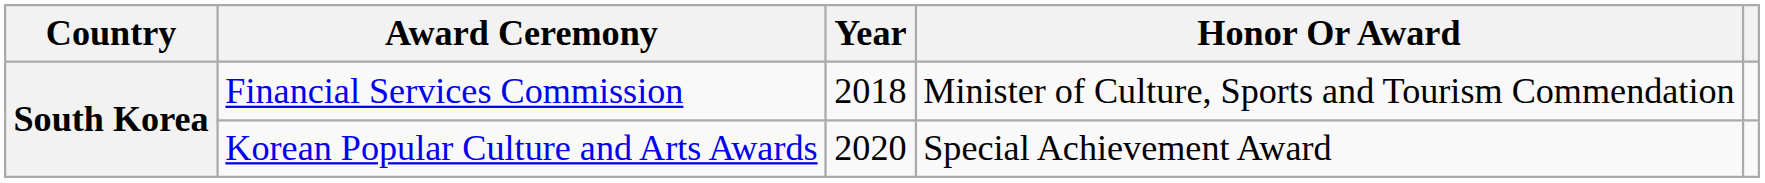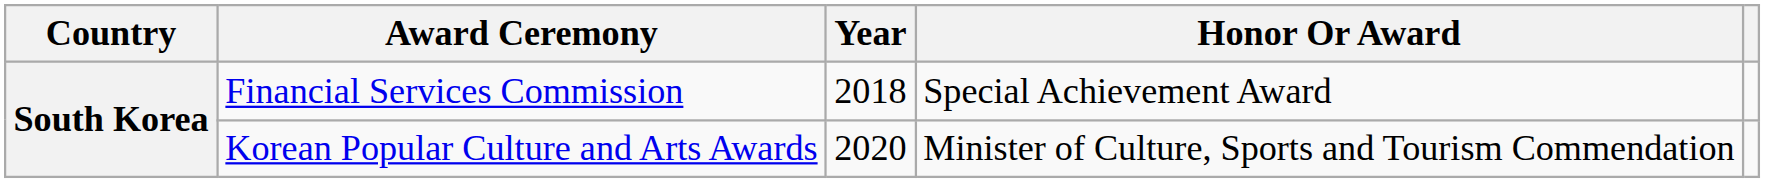(1329, 90) Minister of Culture, Sports and Tourism Commendation -> (1127, 90) Special Achievement Award
(1127, 147) Special Achievement Award -> (1329, 147) Minister of Culture, Sports and Tourism Commendation
